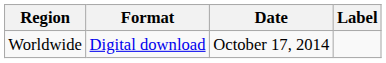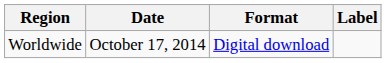columns swapped: (271, 17) <-> (148, 17)
